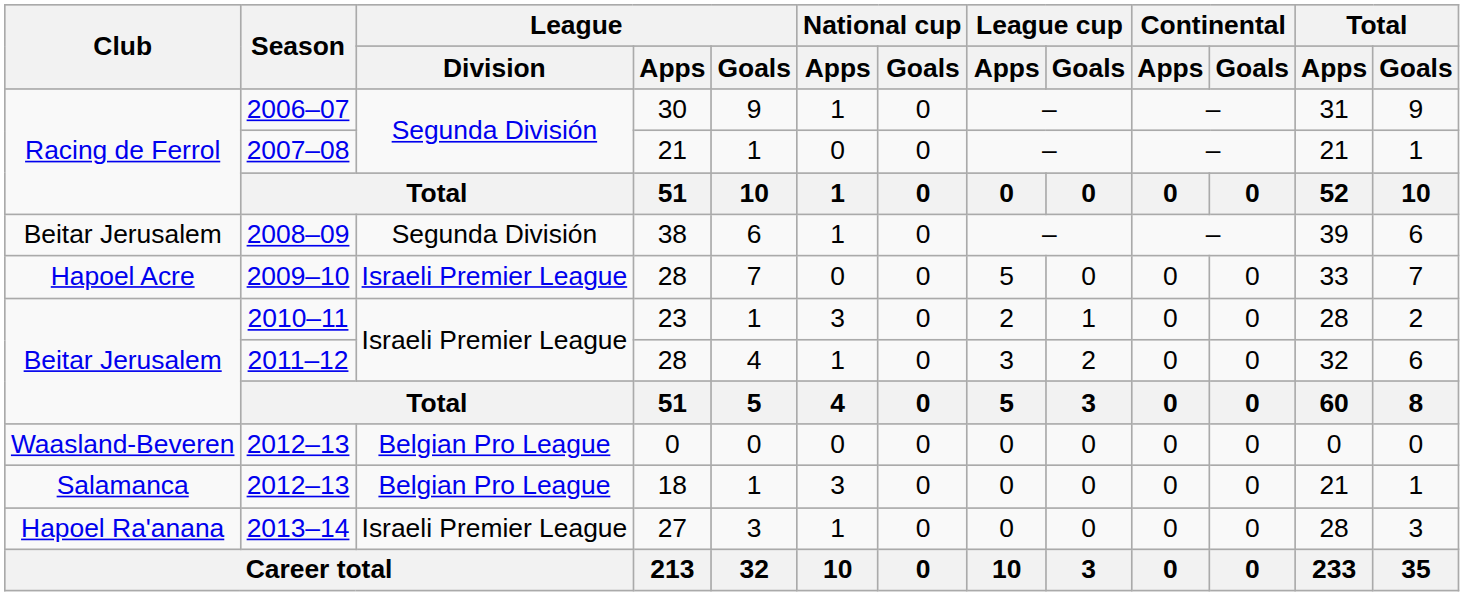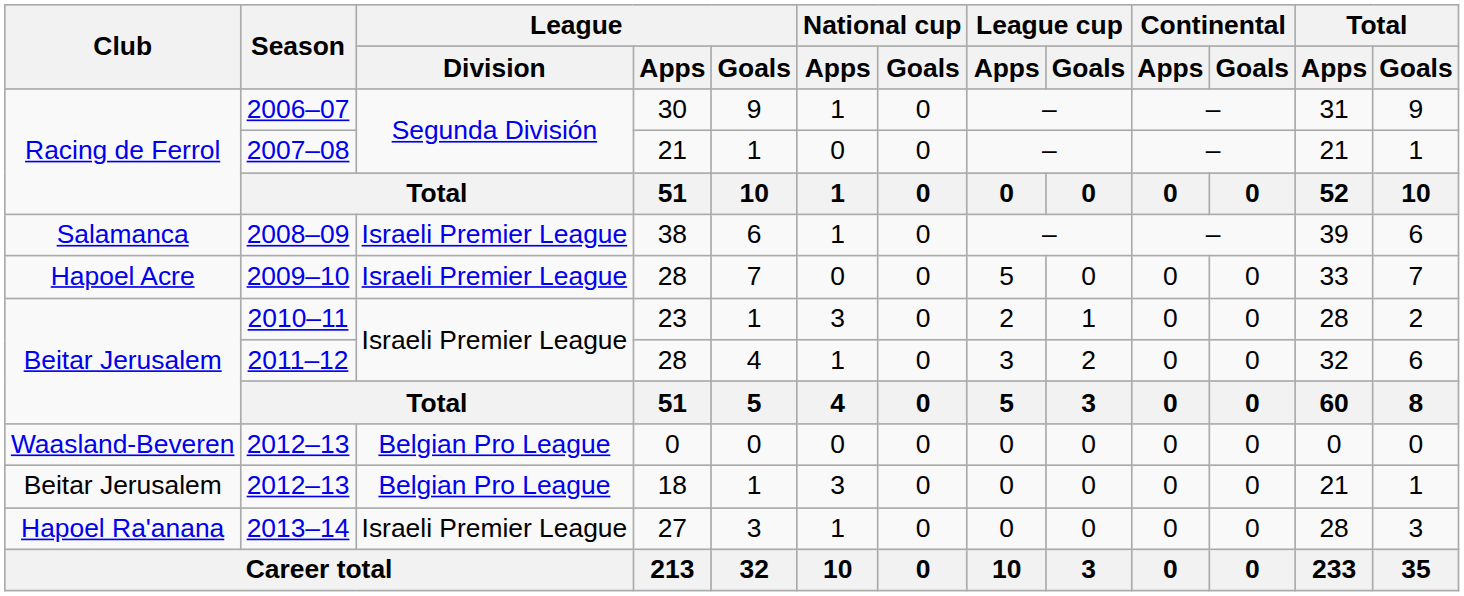(123, 234) Beitar Jerusalem -> (123, 234) Salamanca
(494, 234) Segunda División -> (494, 234) Israeli Premier League
(123, 485) Salamanca -> (123, 485) Beitar Jerusalem
